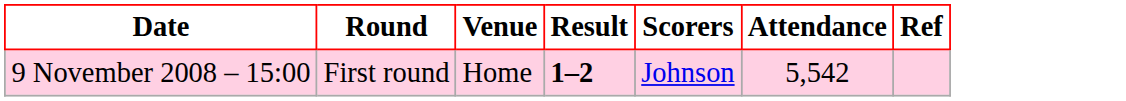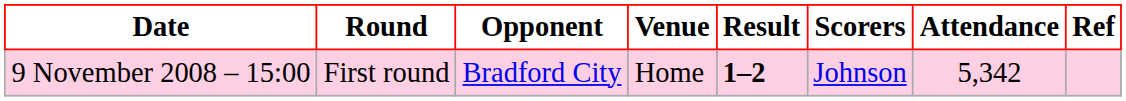+ column: (542, 27)
(817, 72) 5,542 -> (989, 72) 5,342
